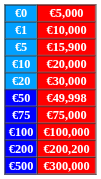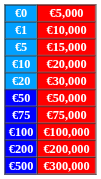(67, 47) €15,900 -> (67, 47) €15,000
(67, 98) €49,998 -> (67, 98) €50,000
(67, 148) €200,200 -> (67, 148) €200,000
